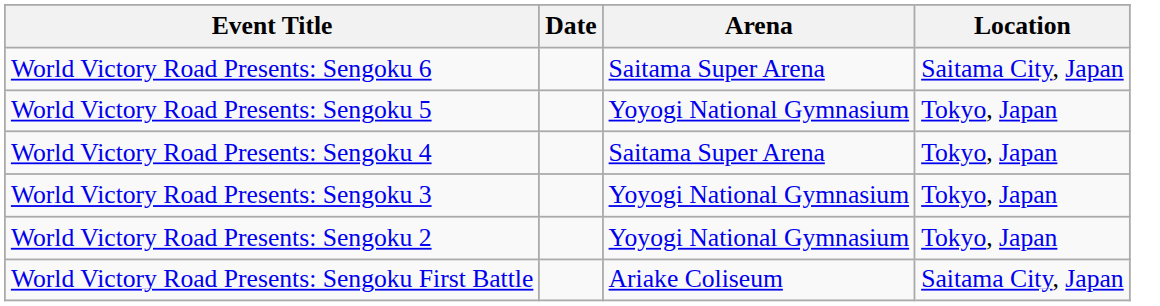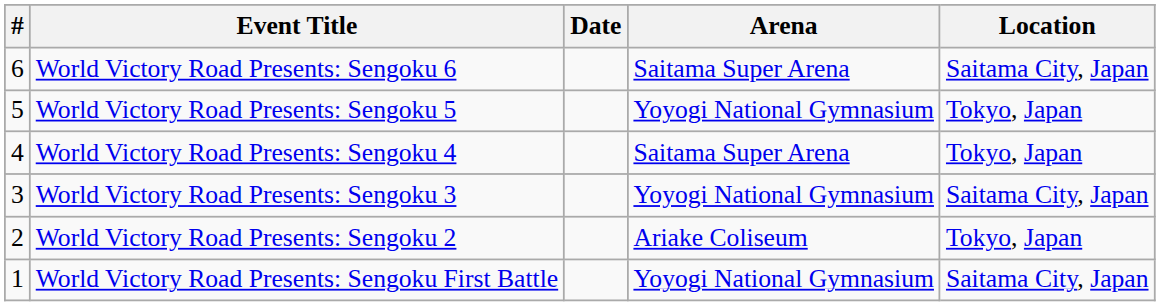+ column: (17, 26)
(989, 195) Tokyo, Japan -> (1047, 195) Saitama City, Japan
(759, 237) Yoyogi National Gymnasium -> (721, 237) Ariake Coliseum
(696, 279) Ariake Coliseum -> (784, 279) Yoyogi National Gymnasium
